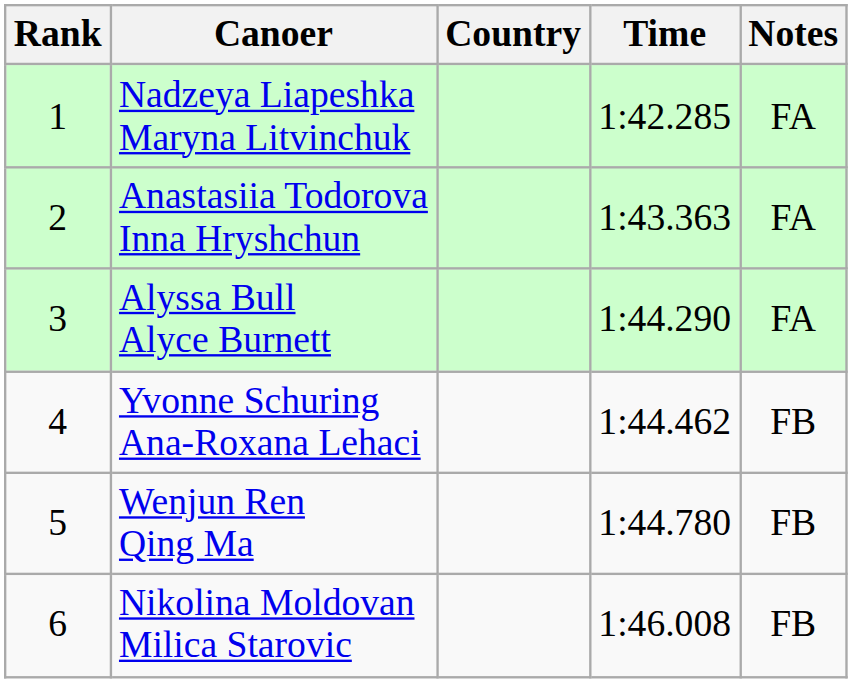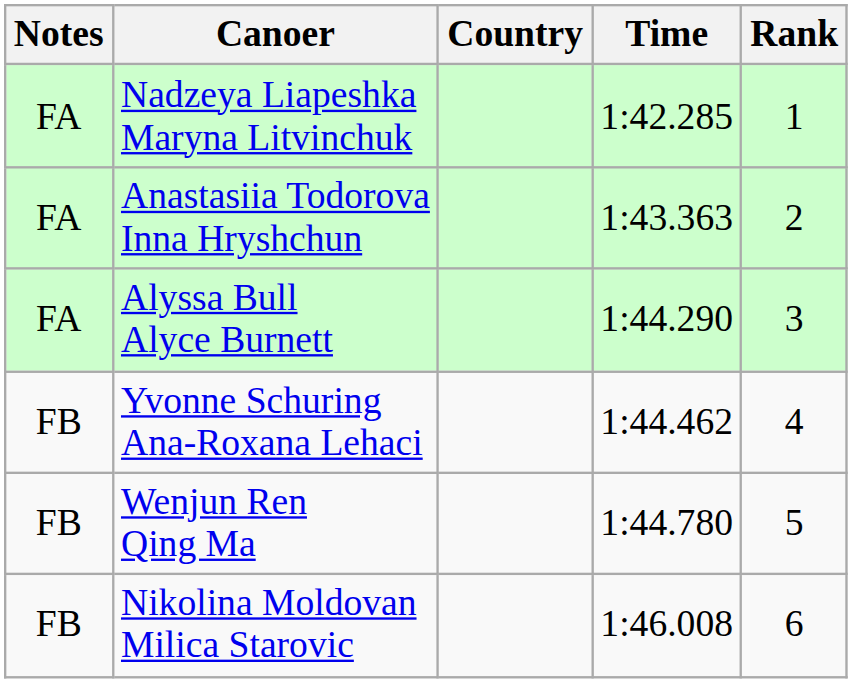columns swapped: (58, 34) <-> (793, 34)
